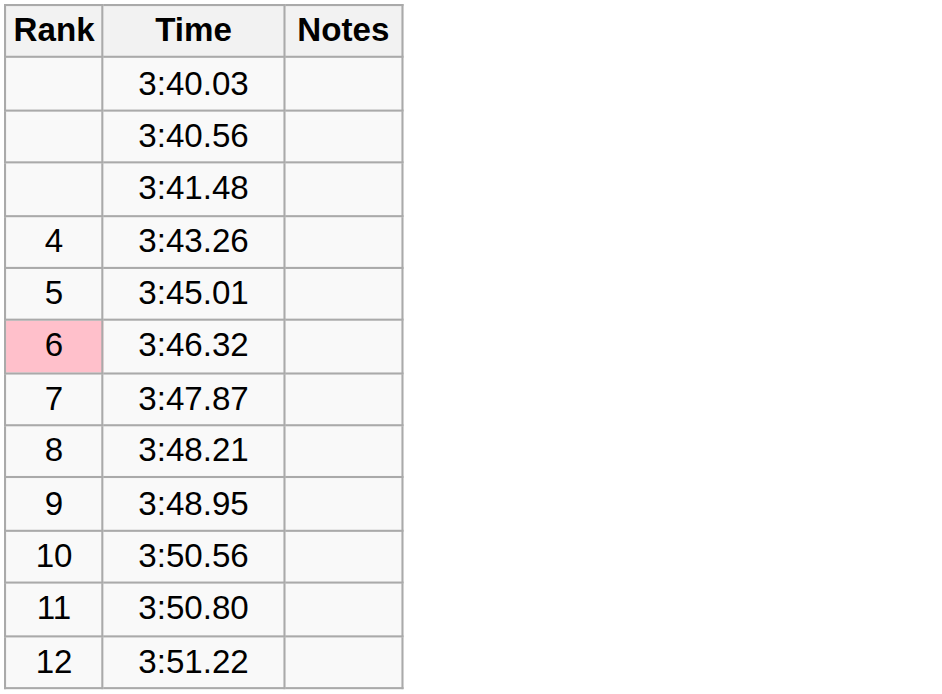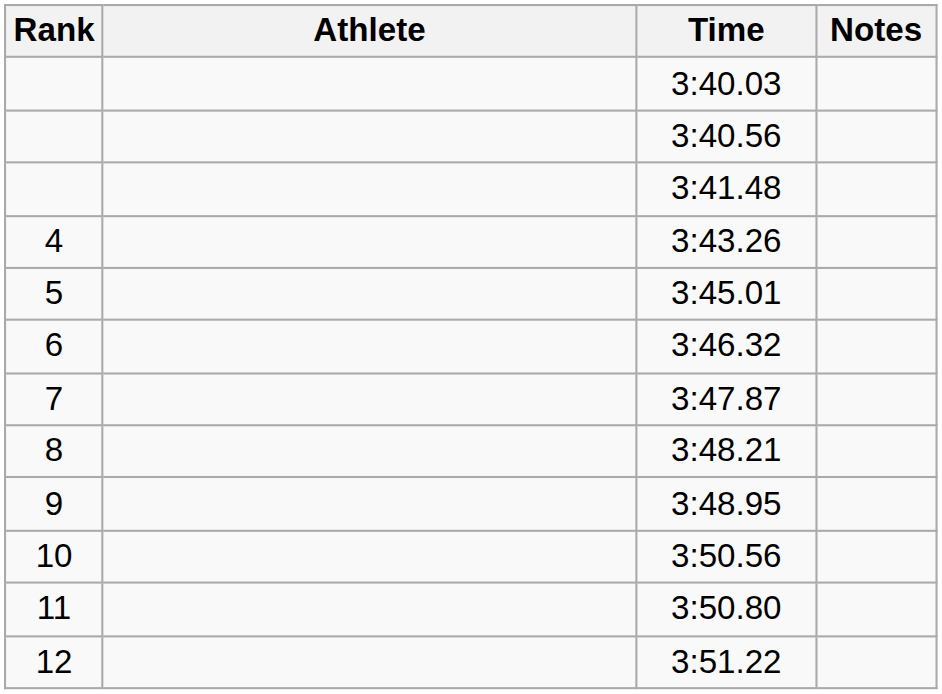+ column: (369, 30)
(54, 345) pink background -> (54, 345) no background
